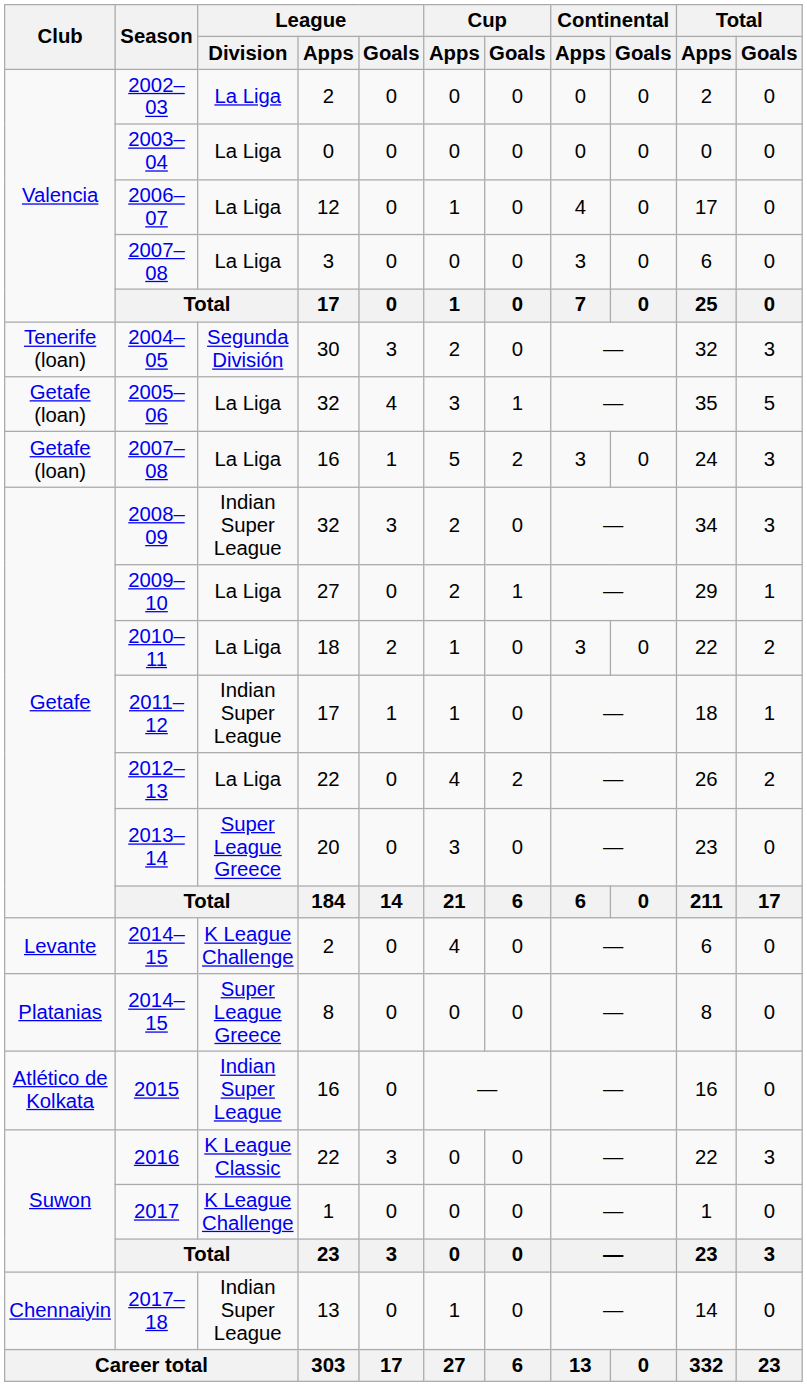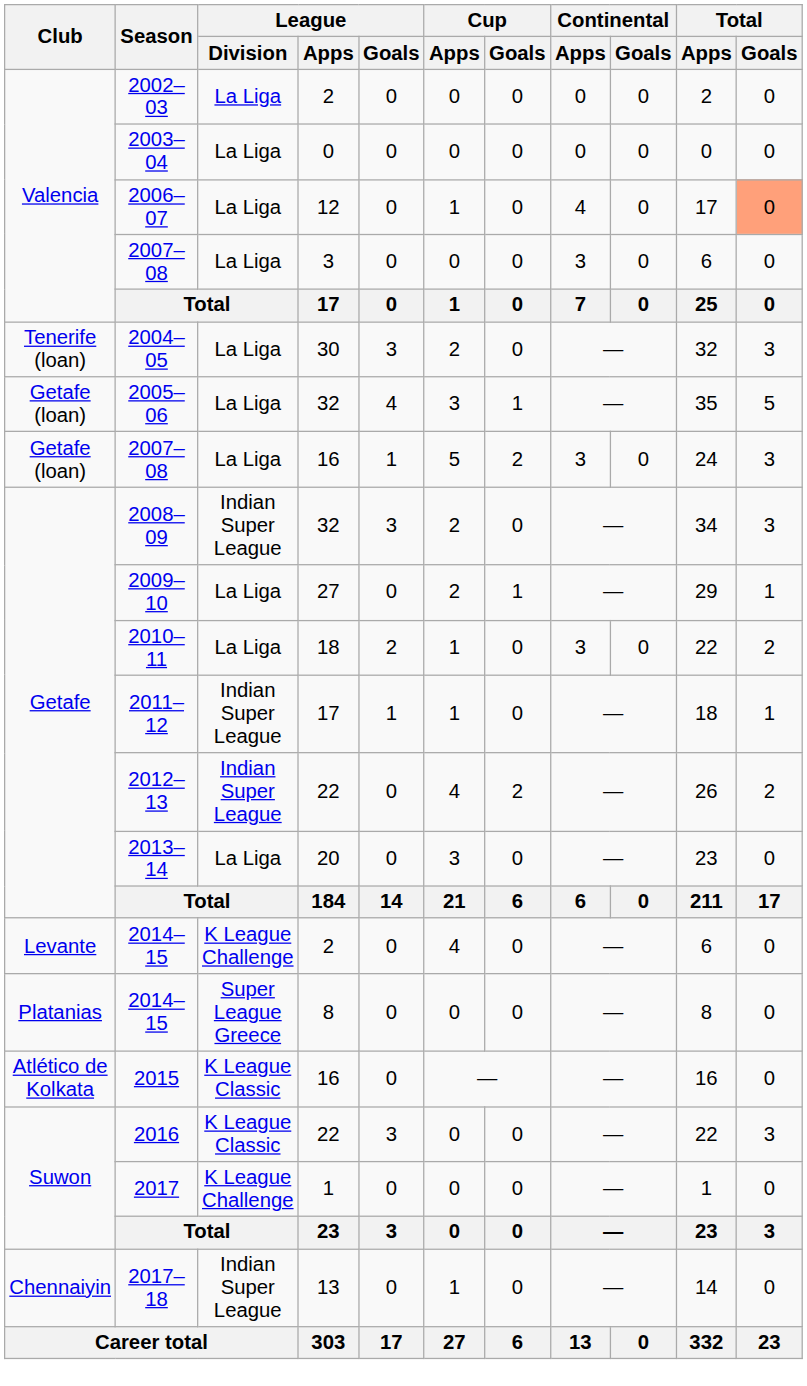(769, 206) no background -> (769, 206) lightsalmon background
(248, 349) Segunda División -> (248, 349) La Liga
(248, 780) La Liga -> (248, 791) Indian Super League
(248, 846) Super League Greece -> (248, 858) La Liga
(248, 1090) Indian Super League -> (248, 1078) K League Classic
